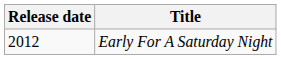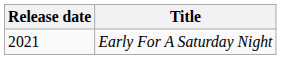(24, 41) 2012 -> (24, 41) 2021
